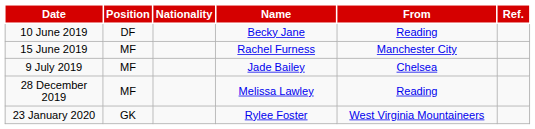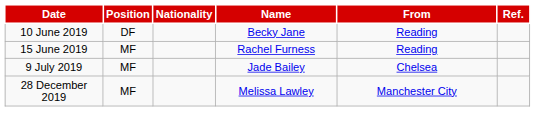(417, 50) Manchester City -> (417, 50) Reading
(417, 91) Reading -> (417, 91) Manchester City
- row: (54, 115)
